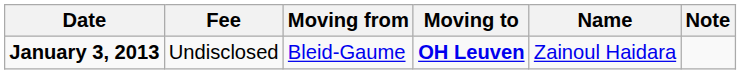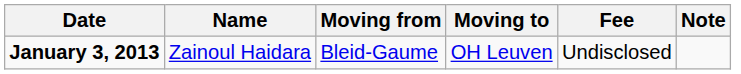columns swapped: (605, 20) <-> (224, 20)
(471, 52) bold -> (502, 52) normal
